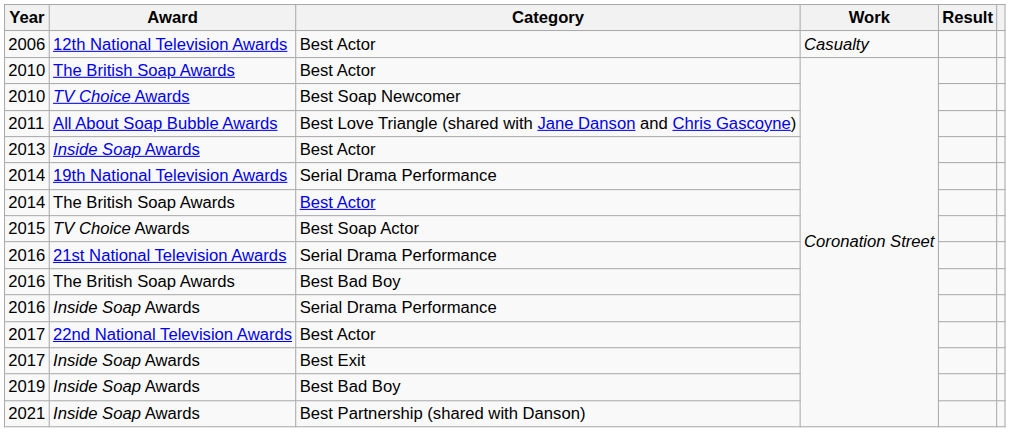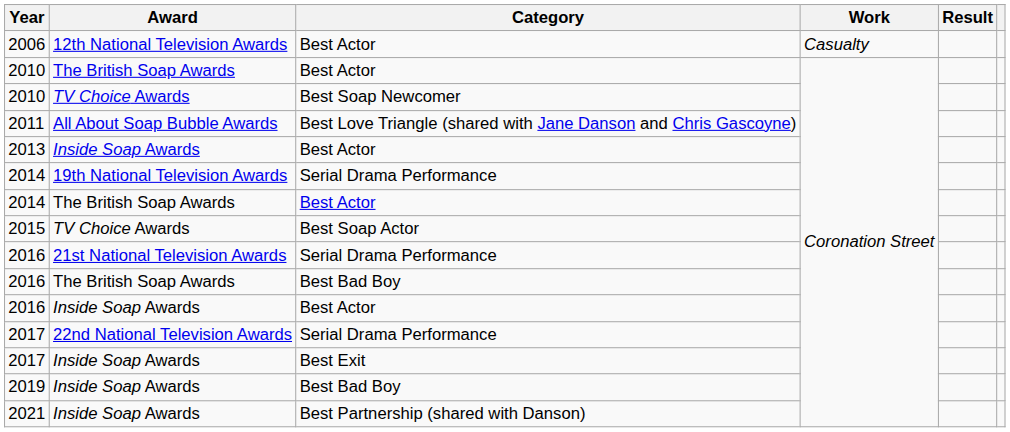(398, 307) Serial Drama Performance -> (338, 307) Best Actor
(338, 334) Best Actor -> (398, 334) Serial Drama Performance
